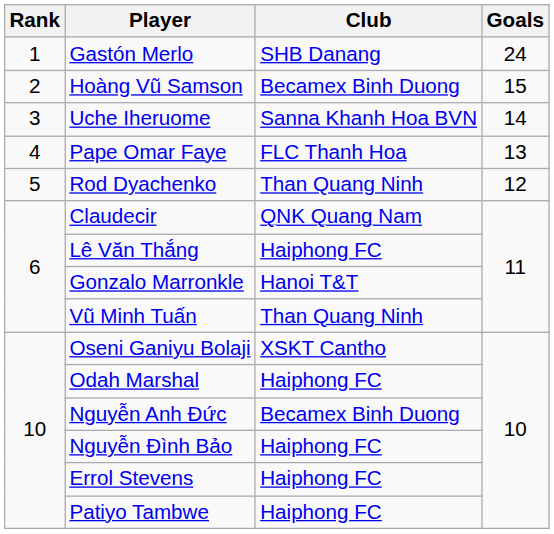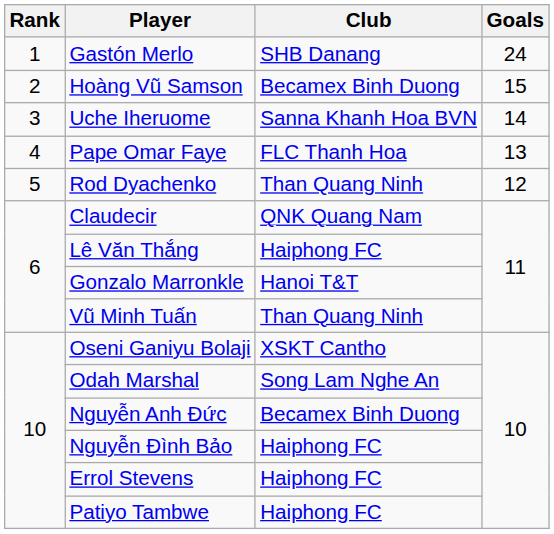(321, 380) Haiphong FC -> (350, 380) Song Lam Nghe An
